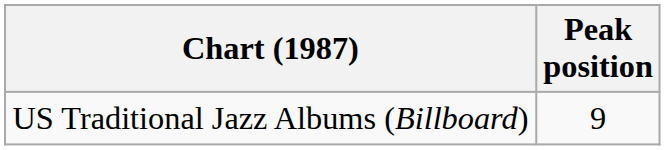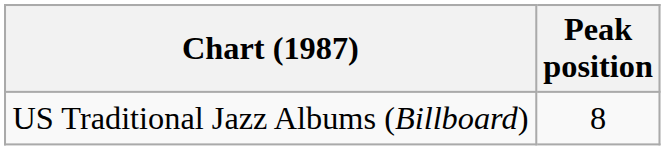(598, 117) 9 -> (598, 117) 8
